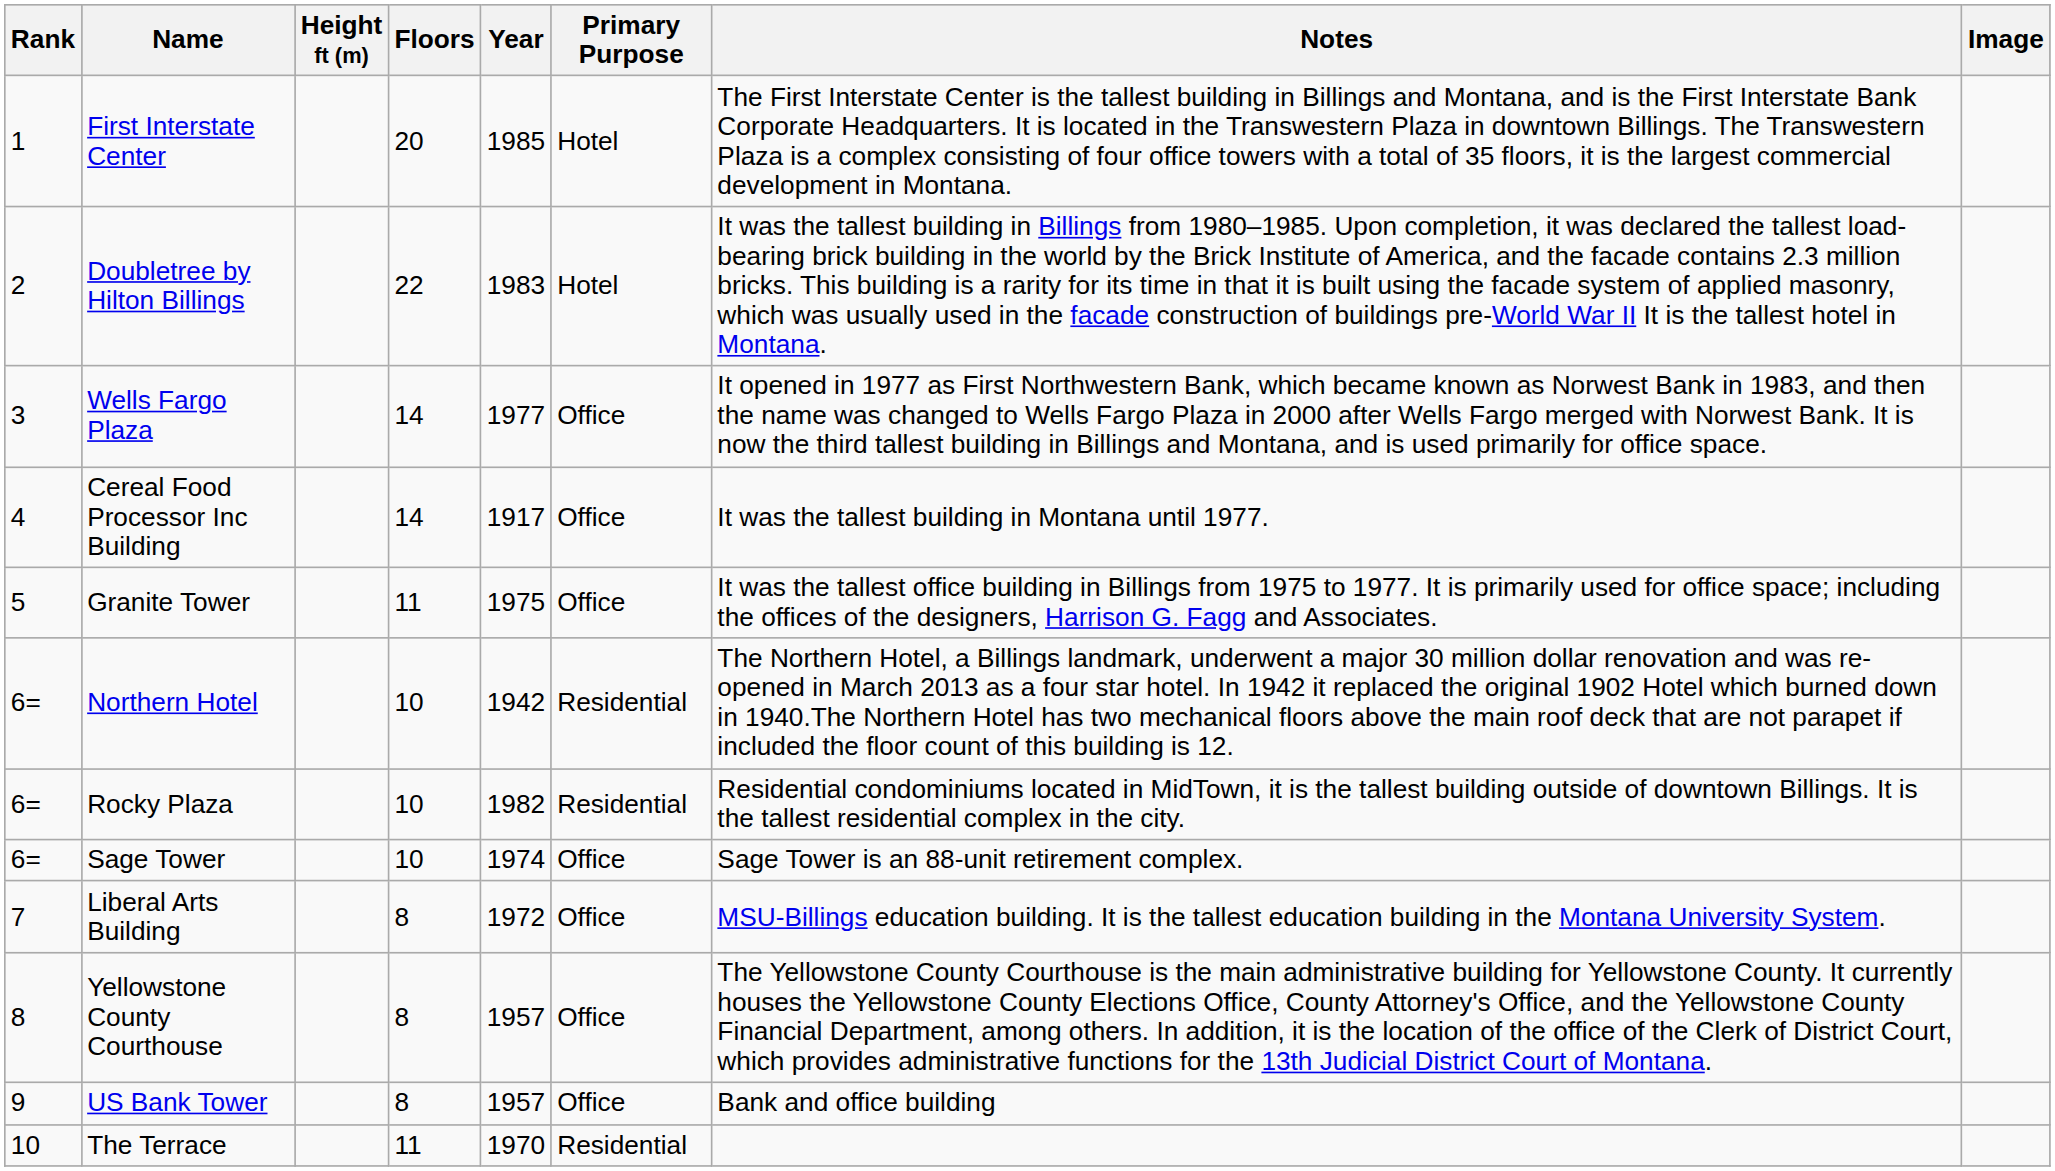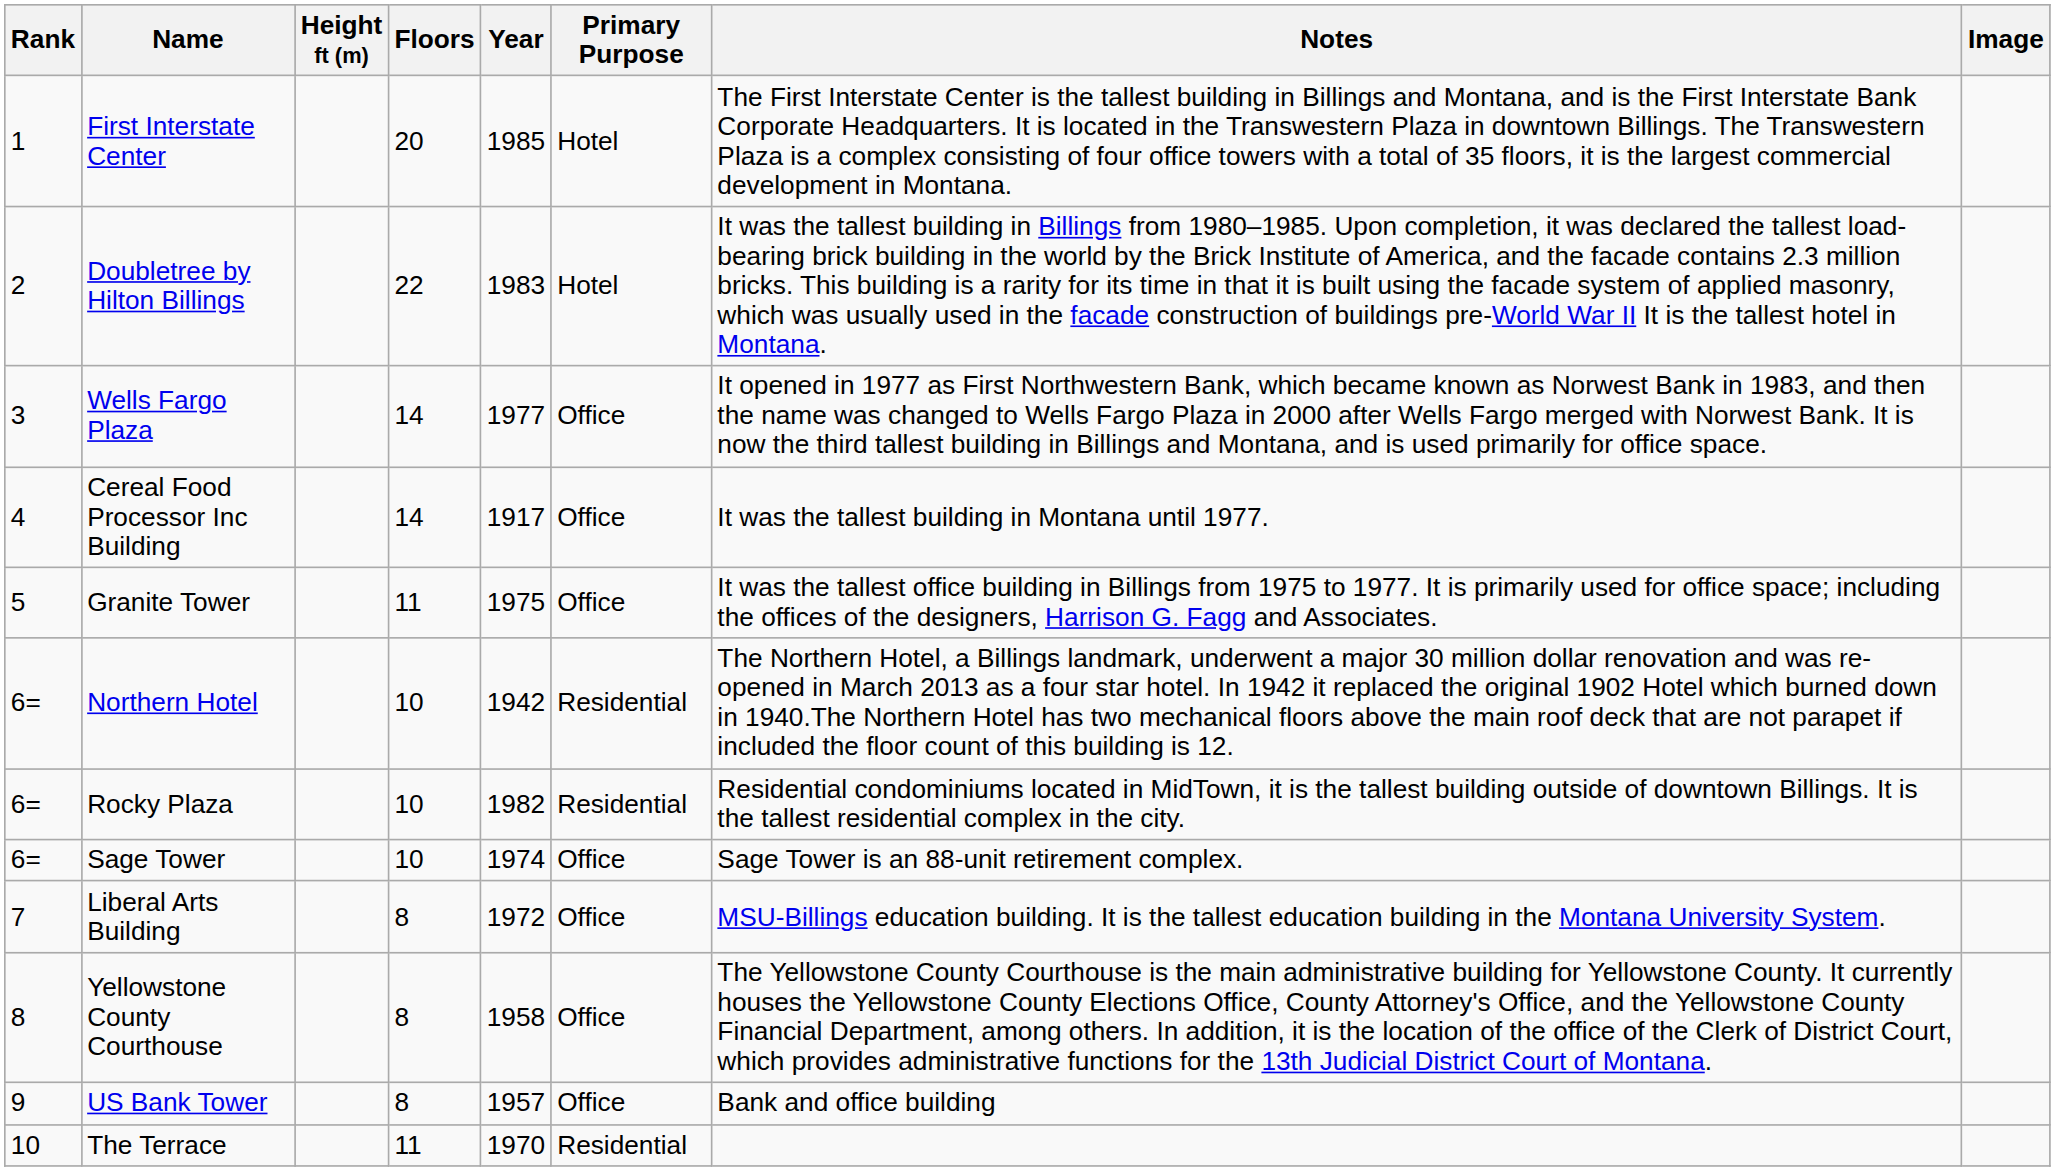(516, 1017) 1957 -> (516, 1017) 1958
